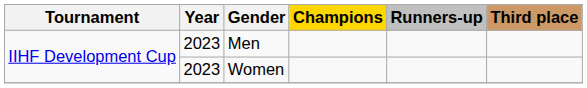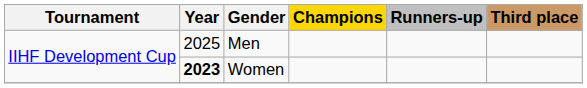(202, 43) 2023 -> (202, 43) 2025
(202, 69) normal -> (202, 69) bold
